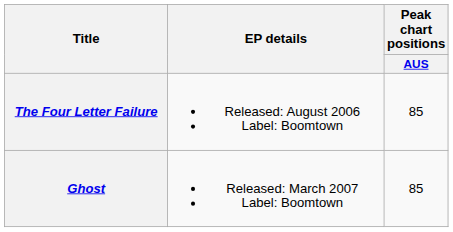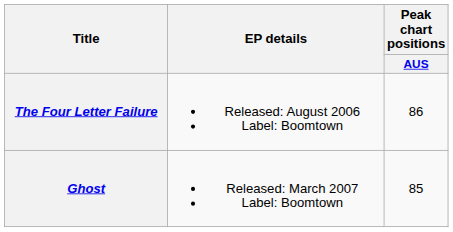(416, 111) 85 -> (416, 111) 86
